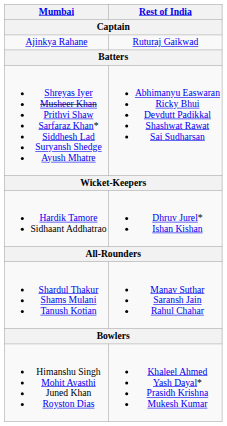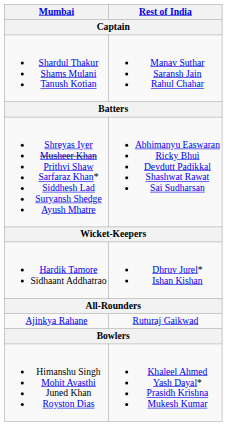rows swapped: (56, 42) <-> (56, 301)
